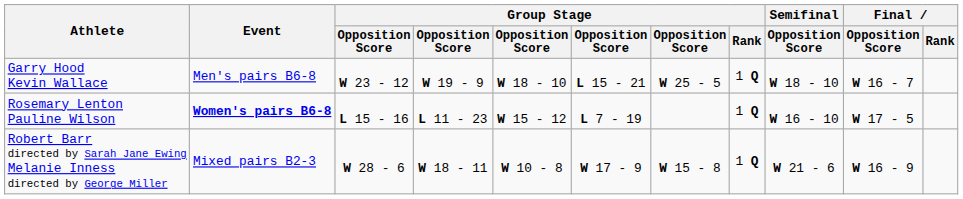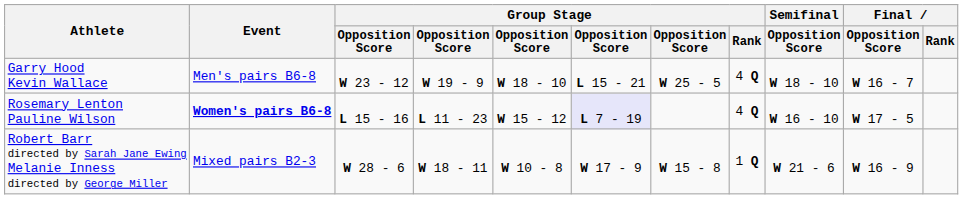(747, 76) 1 Q -> (747, 76) 4 Q
(611, 119) no background -> (611, 119) lavender background
(747, 112) 1 Q -> (747, 112) 4 Q
